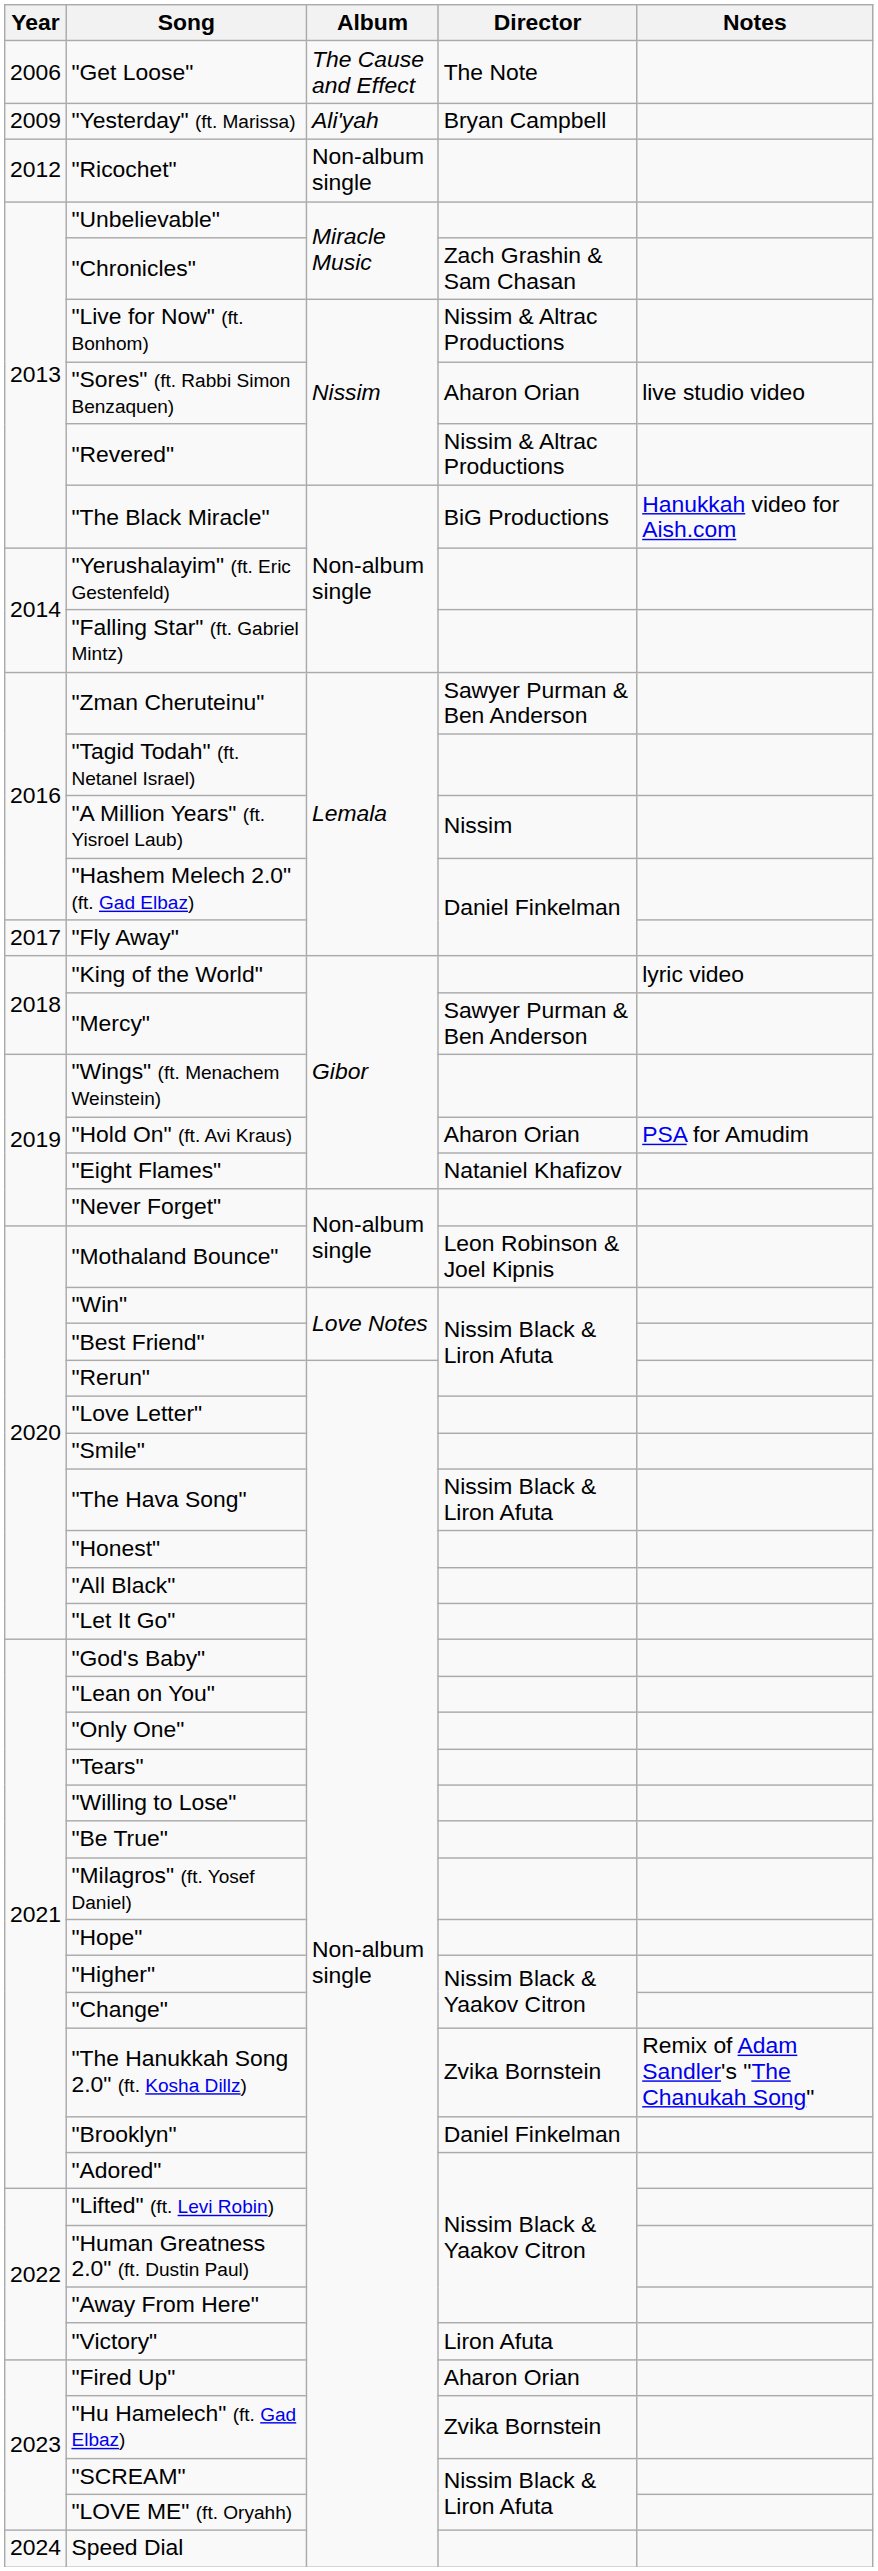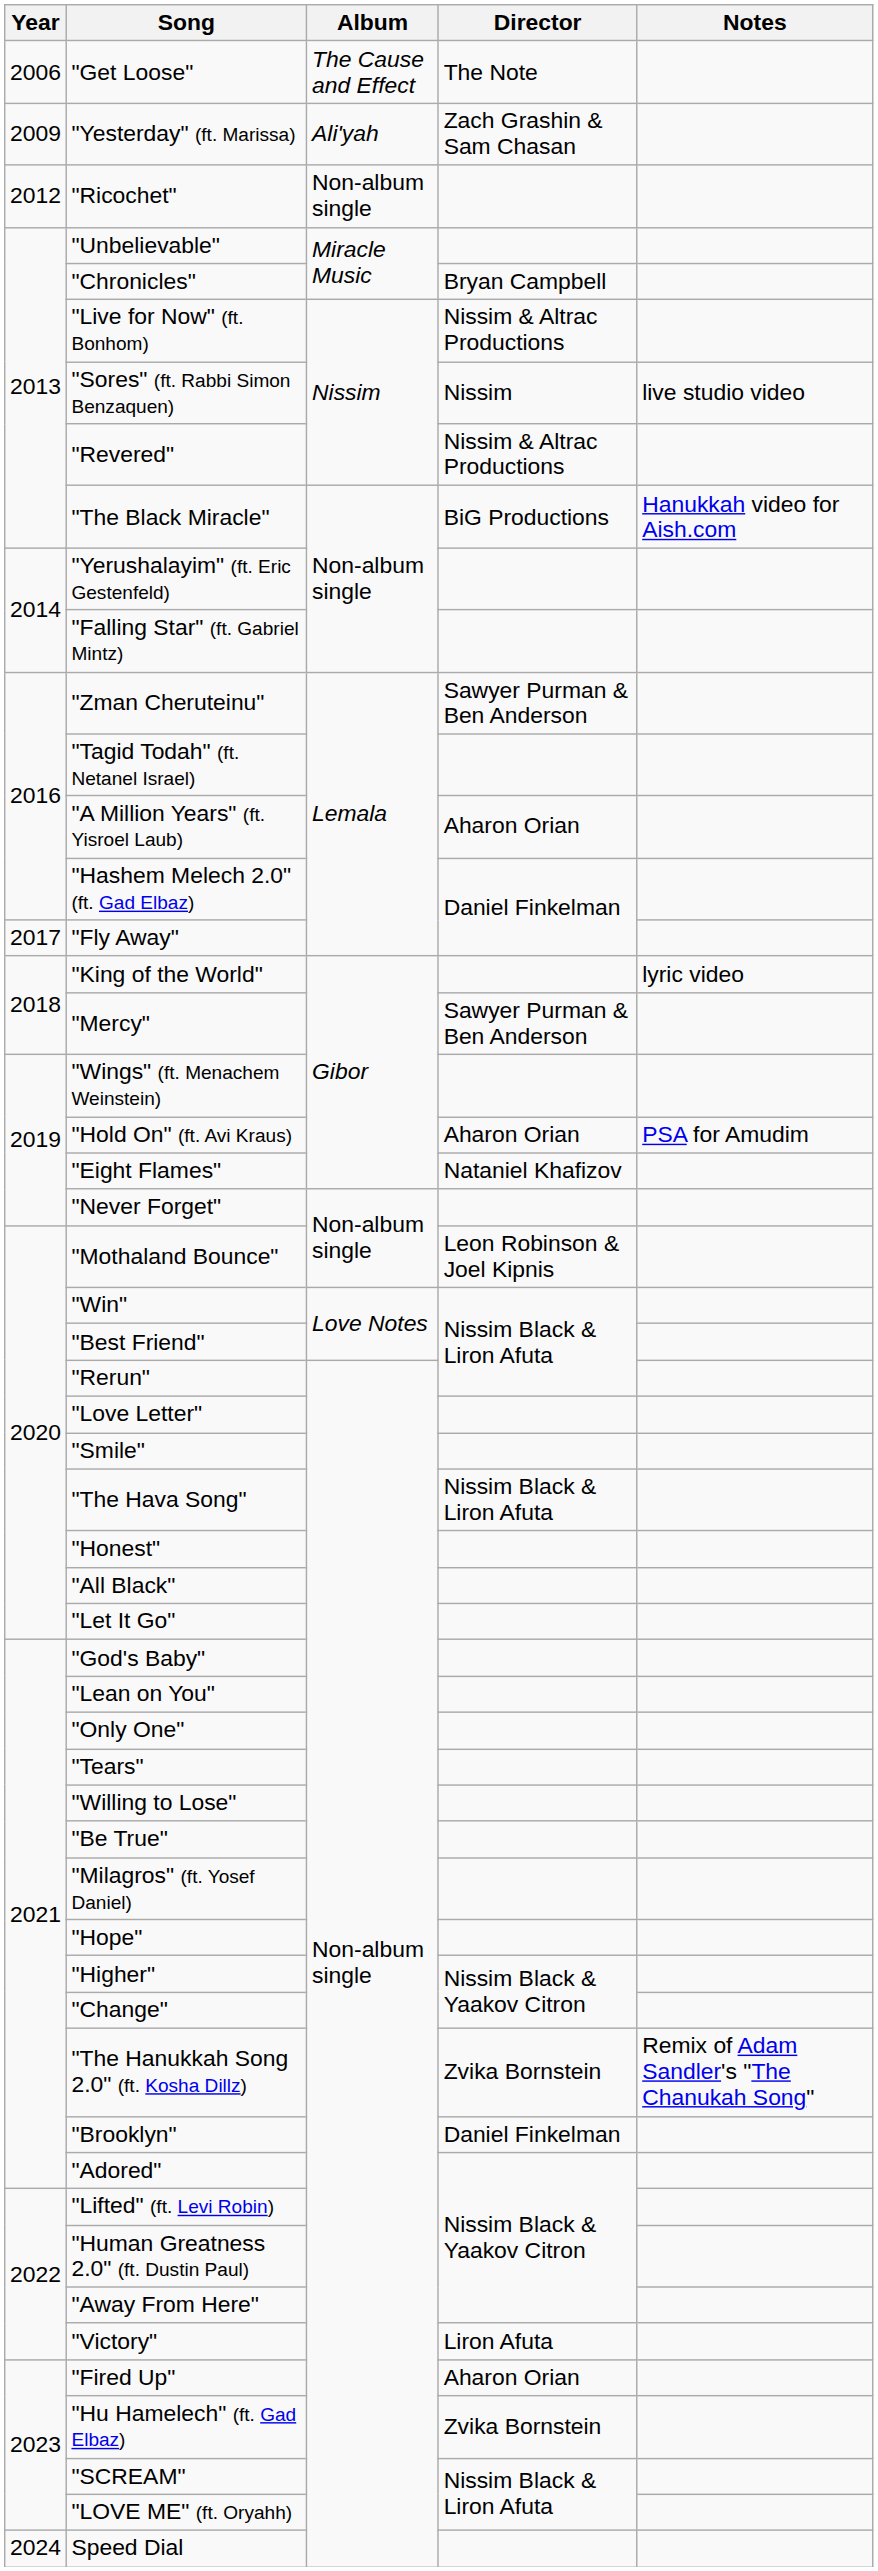(525, 120) Bryan Campbell -> (523, 133) Zach Grashin & Sam Chasan
(523, 268) Zach Grashin & Sam Chasan -> (525, 281) Bryan Campbell
(512, 392) Aharon Orian -> (478, 392) Nissim
(478, 826) Nissim -> (512, 826) Aharon Orian
